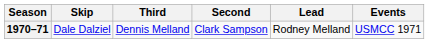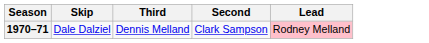- column: (388, 13)
(311, 30) no background -> (311, 30) pink background
